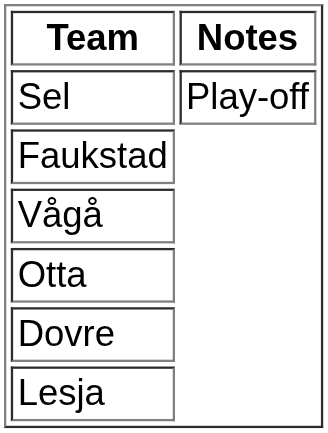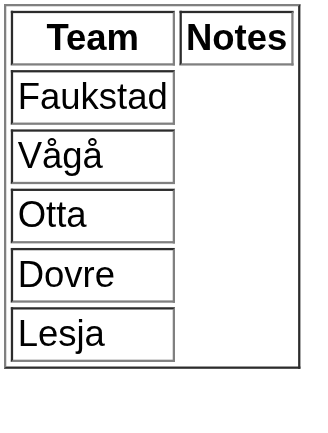- row: (44, 96)
